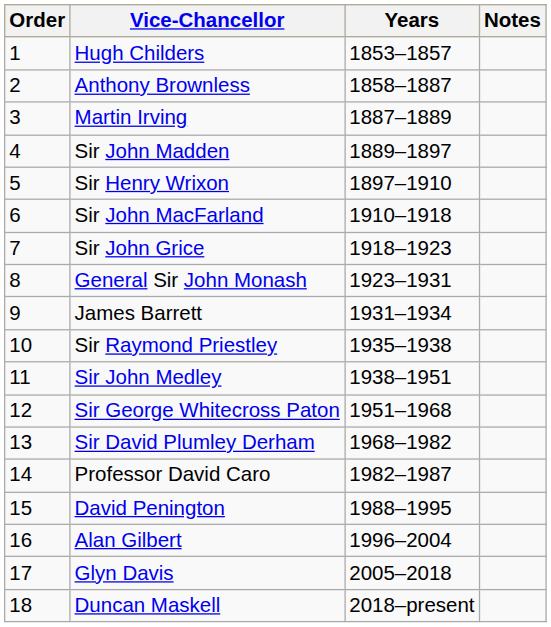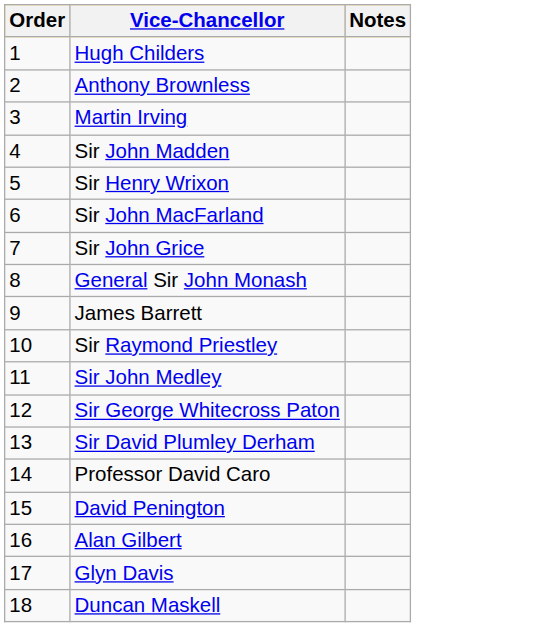- column: (412, 20)
